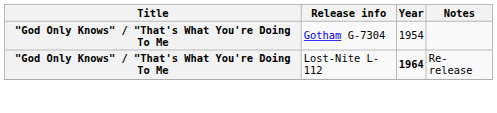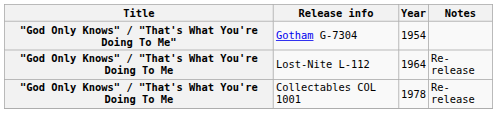(153, 36) "God Only Knows" / "That's What You're Doing To Me -> (139, 36) "God Only Knows" / "That's What You're Doing To Me"
(411, 65) bold -> (414, 65) normal
+ row: (326, 94)
